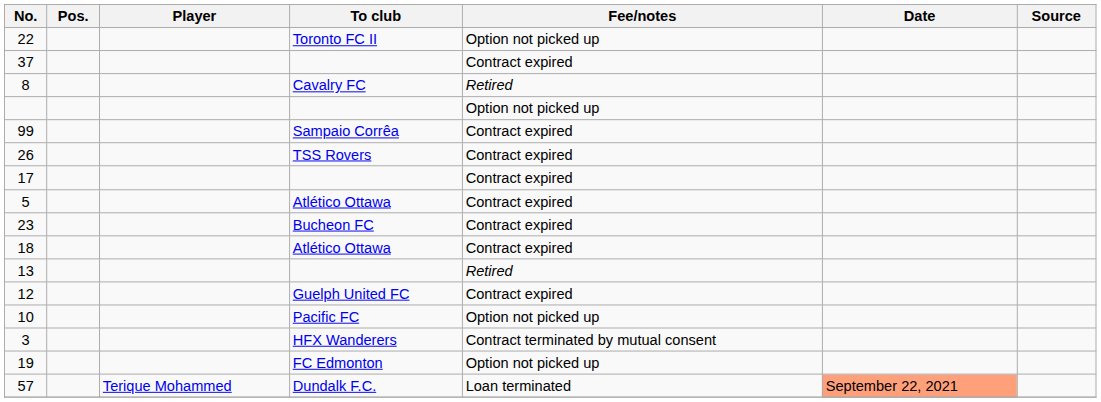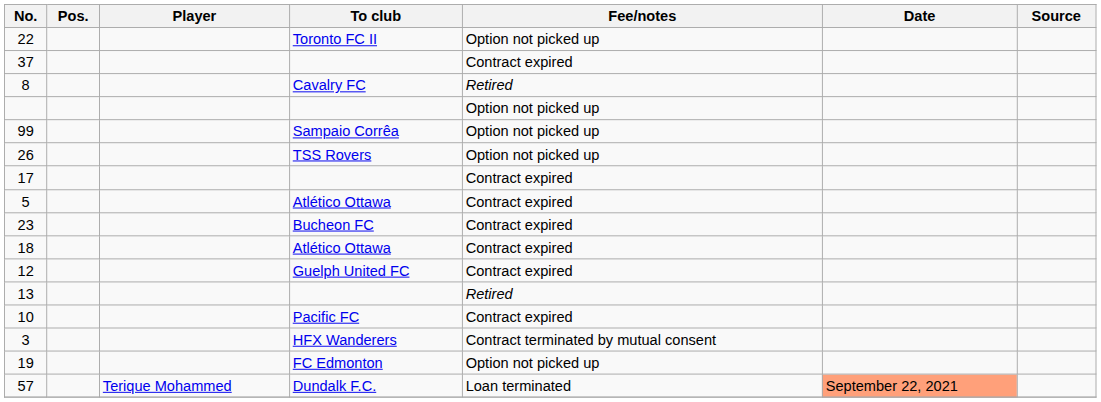(519, 132) Contract expired -> (533, 132) Option not picked up
(519, 155) Contract expired -> (533, 155) Option not picked up
rows swapped: (26, 293) <-> (26, 270)
(533, 317) Option not picked up -> (519, 317) Contract expired
